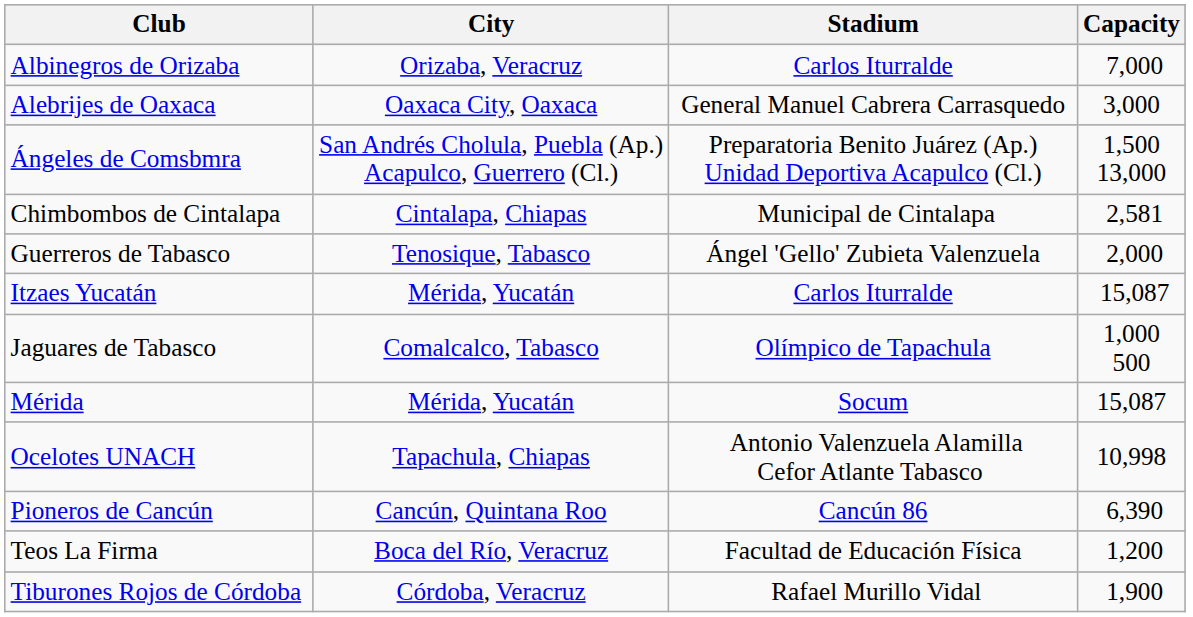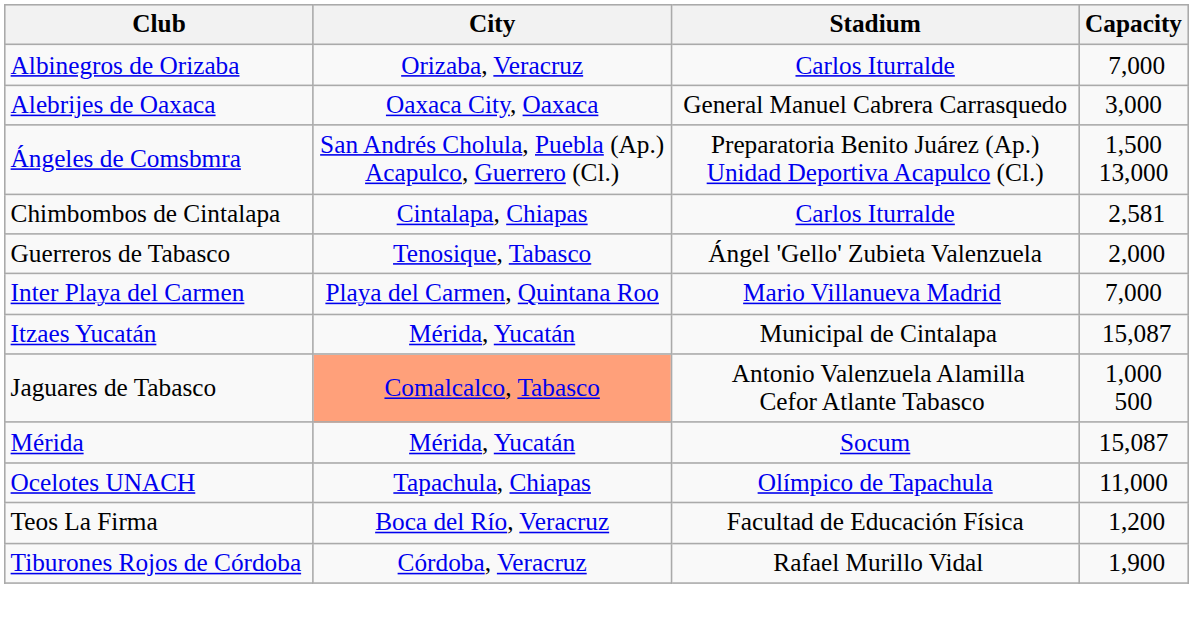(873, 213) Municipal de Cintalapa -> (875, 213) Carlos Iturralde
+ row: (131, 293)
(873, 293) Carlos Iturralde -> (875, 333) Municipal de Cintalapa
(491, 347) no background -> (492, 387) lightsalmon background
(873, 347) Olímpico de Tapachula -> (875, 387) Antonio Valenzuela Alamilla Cefor Atlante Tabasco
(873, 456) Antonio Valenzuela Alamilla Cefor Atlante Tabasco -> (875, 482) Olímpico de Tapachula
(1131, 456) 10,998 -> (1134, 482) 11,000
- row: (115, 510)
